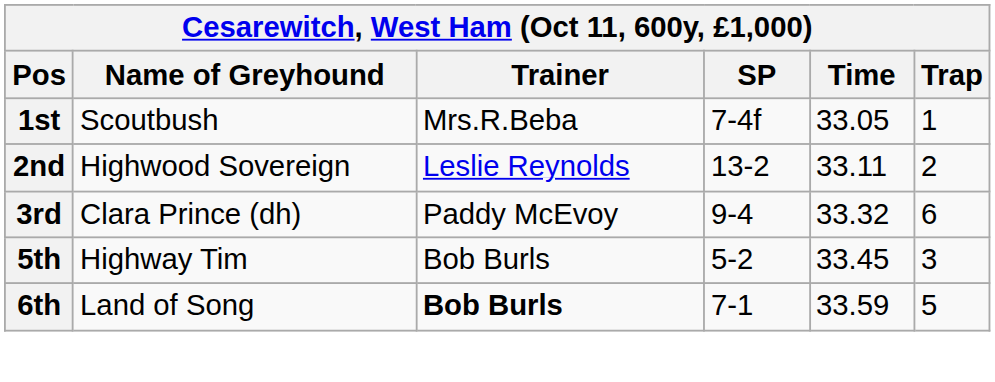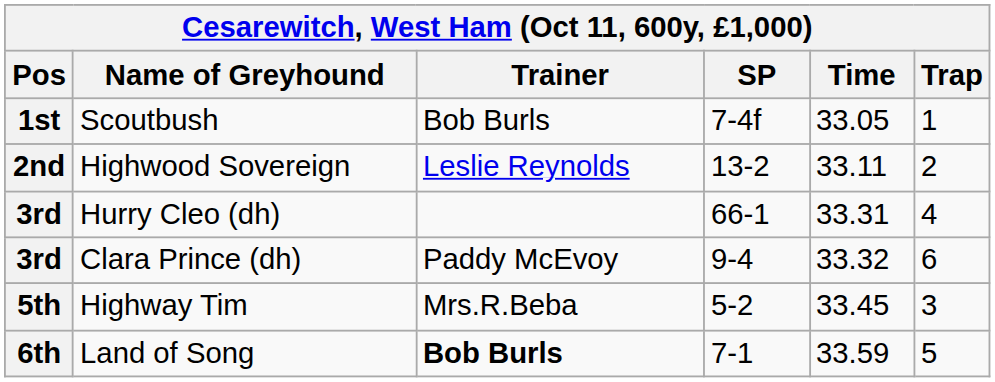(500, 120) Mrs.R.Beba -> (486, 120) Bob Burls
+ row: (180, 213)
(486, 259) Bob Burls -> (500, 306) Mrs.R.Beba
